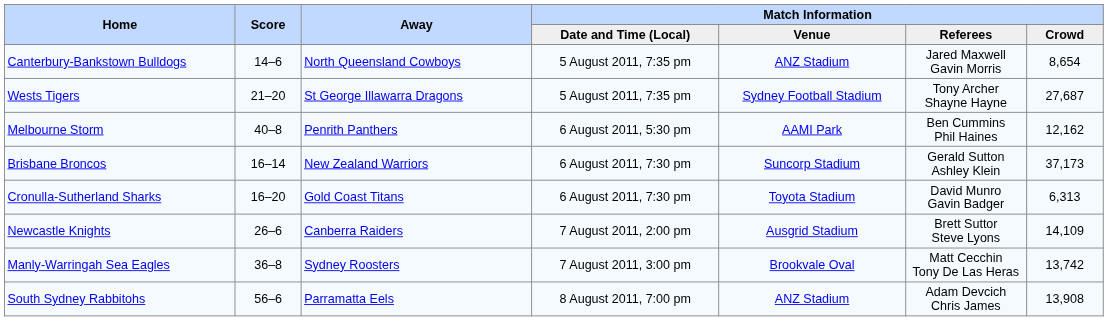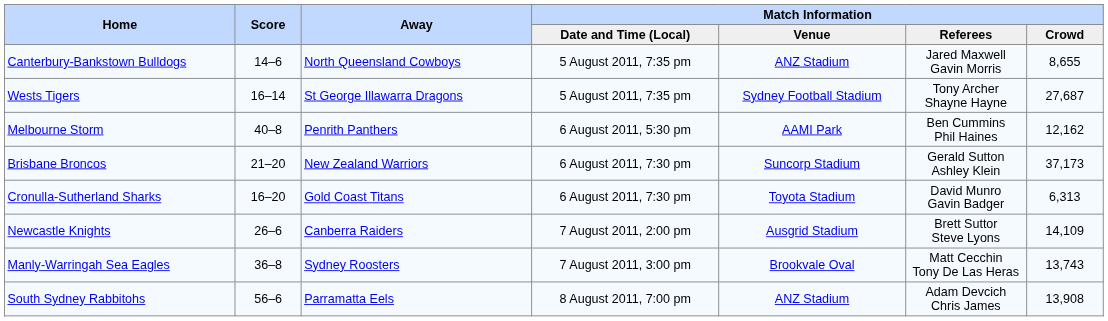(1065, 61) 8,654 -> (1065, 61) 8,655
(268, 95) 21–20 -> (268, 95) 16–14
(268, 163) 16–14 -> (268, 163) 21–20
(1065, 265) 13,742 -> (1065, 265) 13,743
